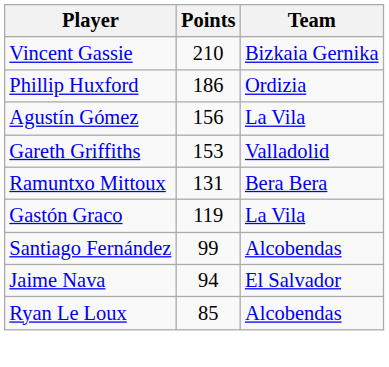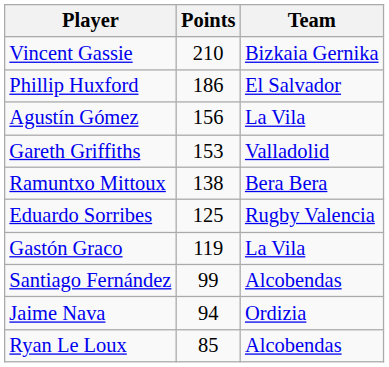(276, 85) Ordizia -> (293, 85) El Salvador
(208, 183) 131 -> (208, 183) 138
+ row: (81, 215)
(293, 280) El Salvador -> (276, 313) Ordizia
